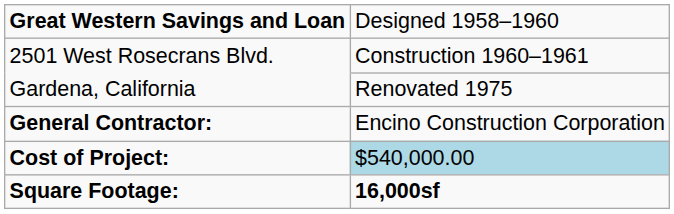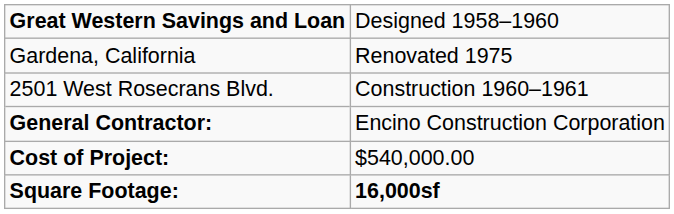rows swapped: (142, 55) <-> (103, 89)
(415, 157) lightblue background -> (415, 157) no background
